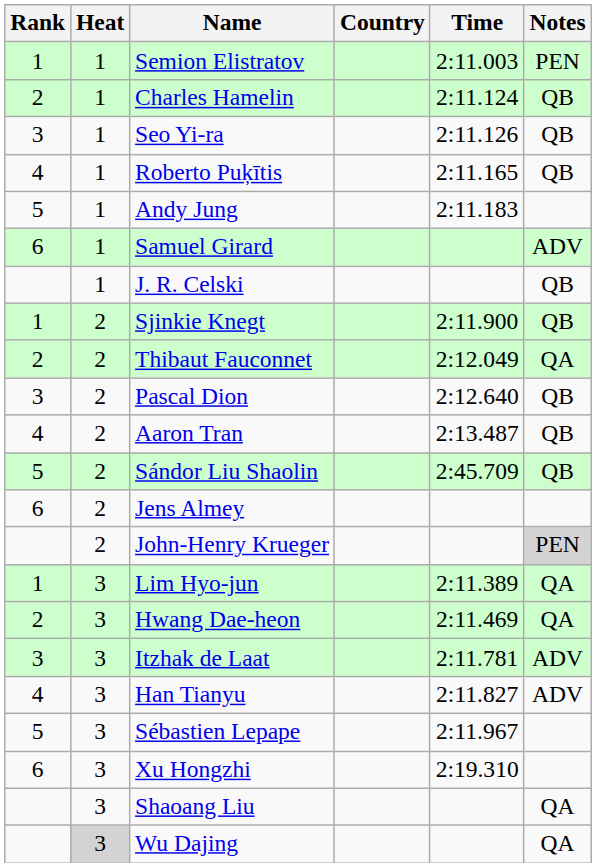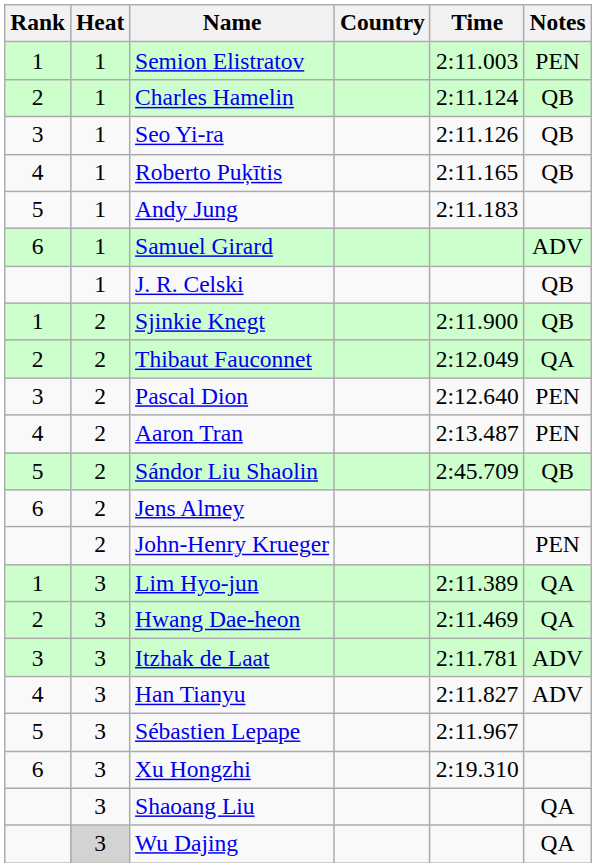(558, 396) QB -> (558, 396) PEN
(558, 433) QB -> (558, 433) PEN
(558, 545) lightgrey background -> (558, 545) no background
